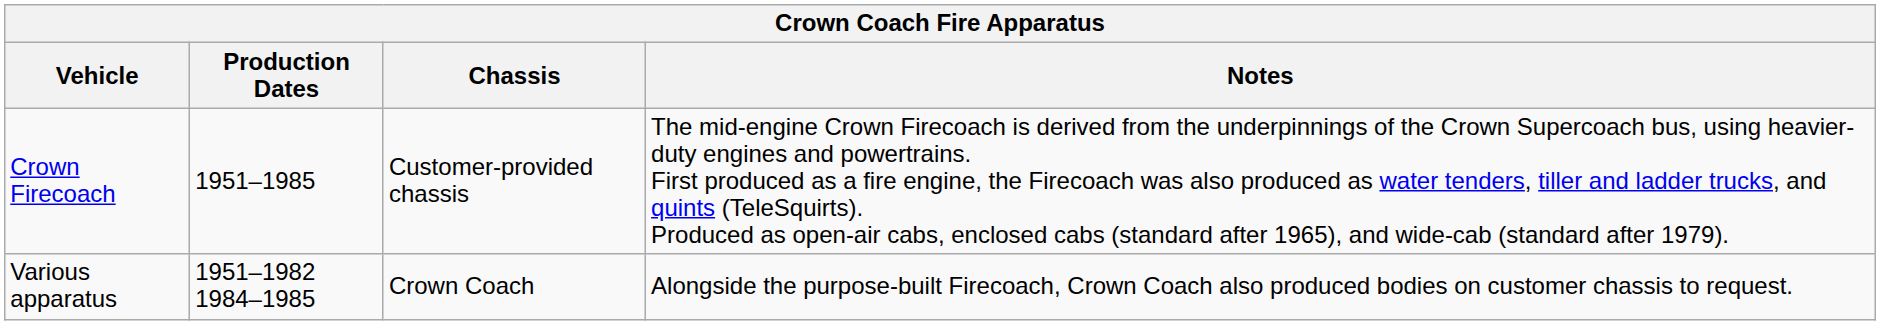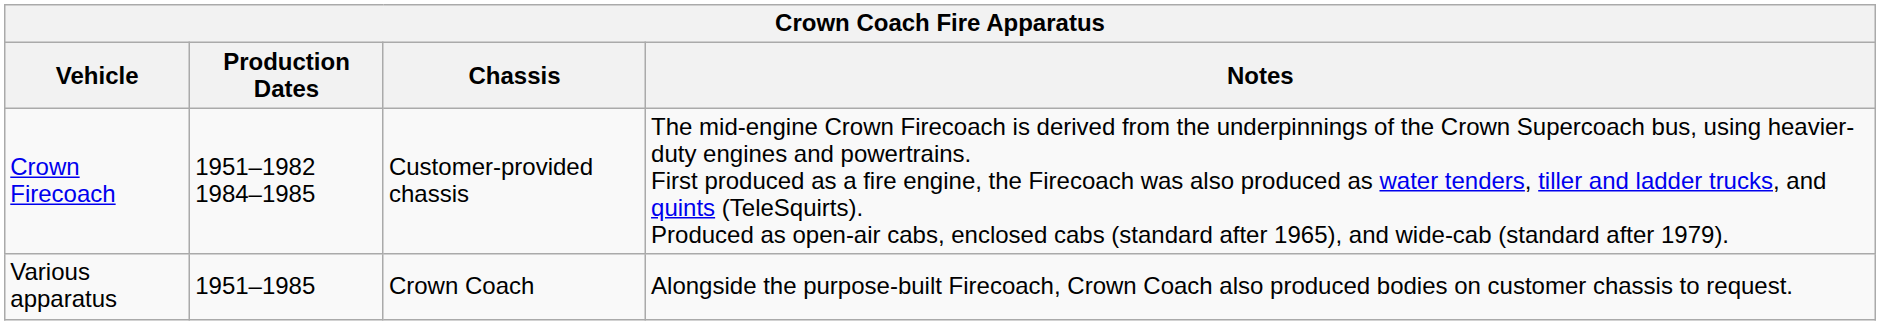(255, 180) 1951–1985 -> (255, 180) 1951–1982 1984–1985
(255, 286) 1951–1982 1984–1985 -> (255, 286) 1951–1985
